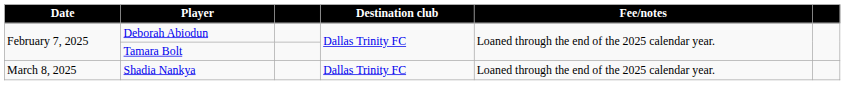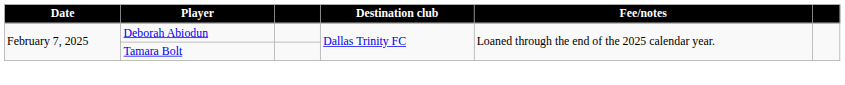- row: (160, 70)
